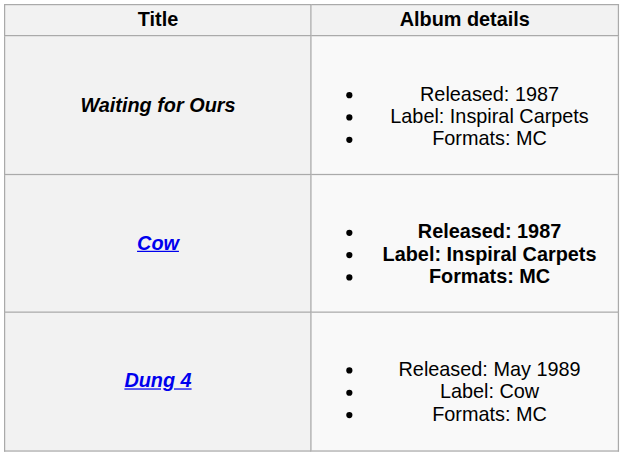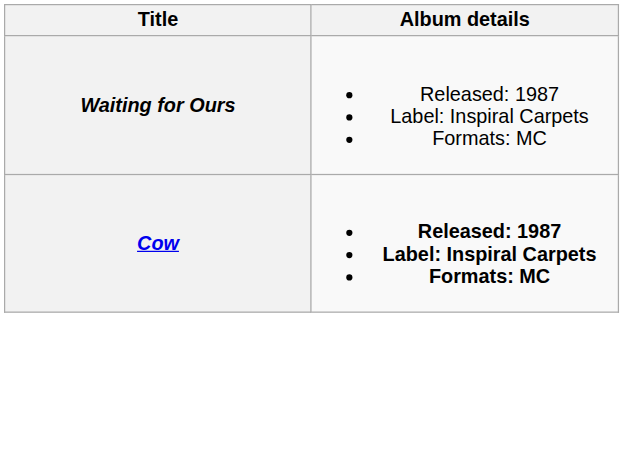- row: (158, 381)
